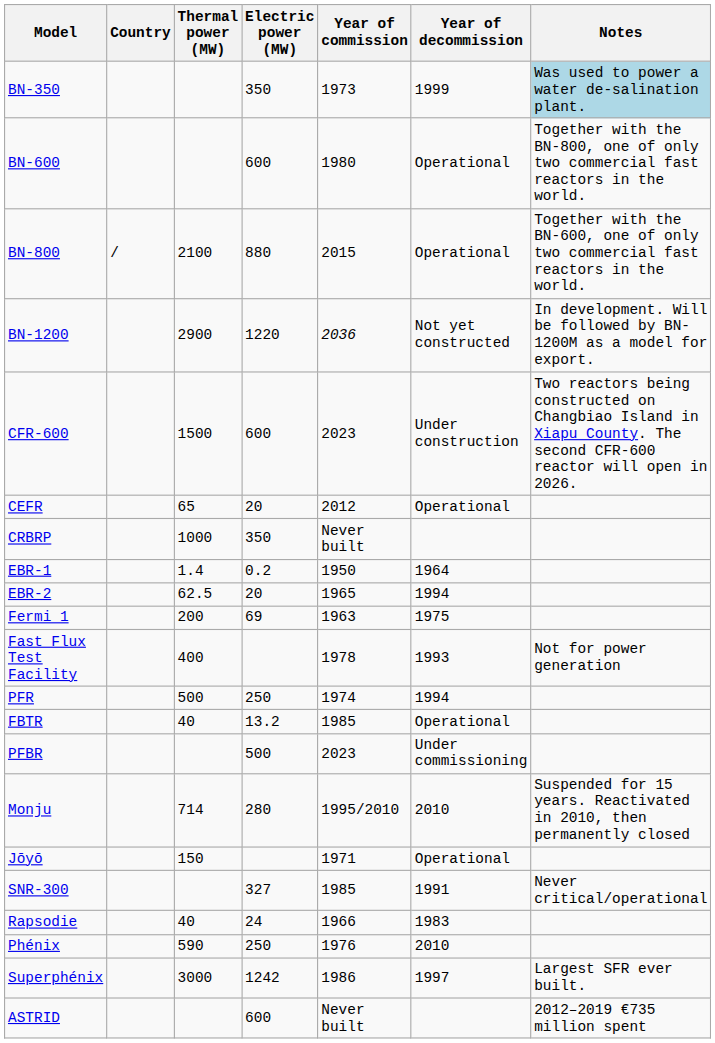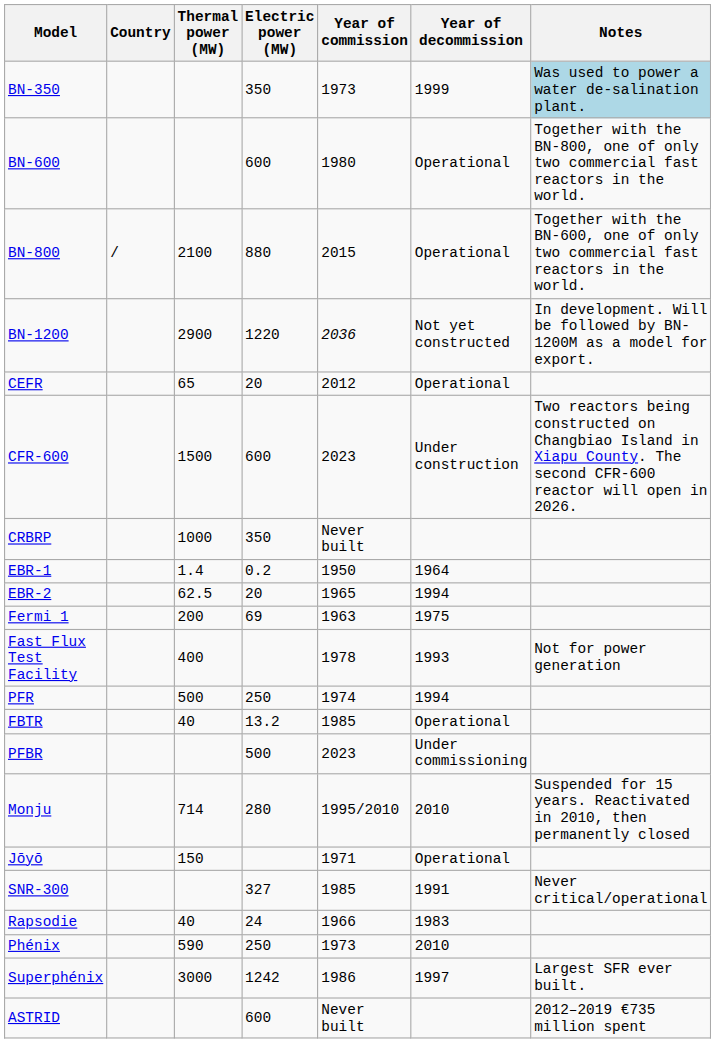rows swapped: (25, 507) <-> (38, 434)
(339, 946) 1976 -> (339, 946) 1973
